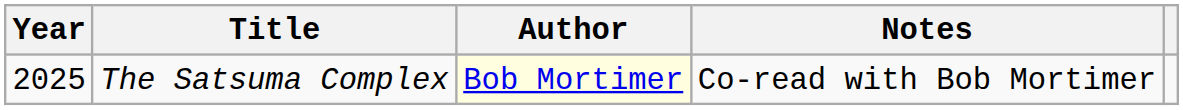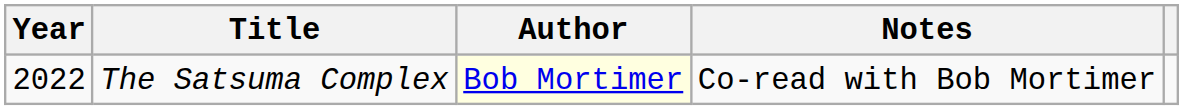(49, 80) 2025 -> (49, 80) 2022
